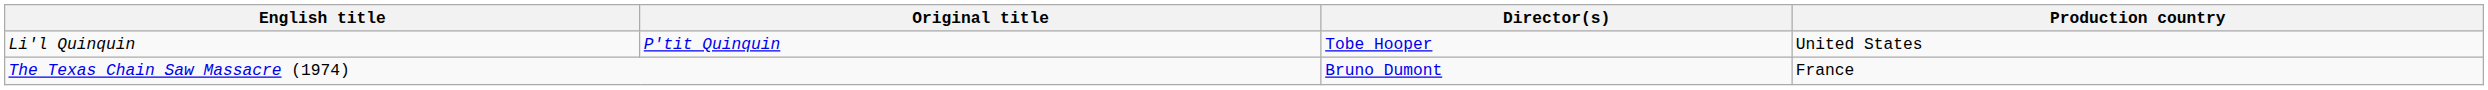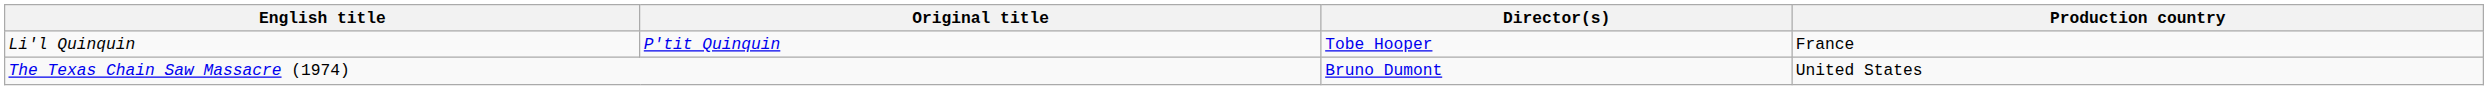(1859, 44) United States -> (1825, 44) France
(1825, 71) France -> (1859, 71) United States
